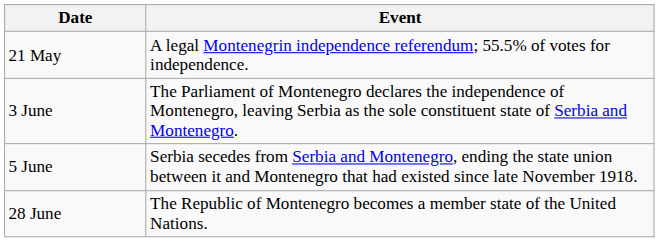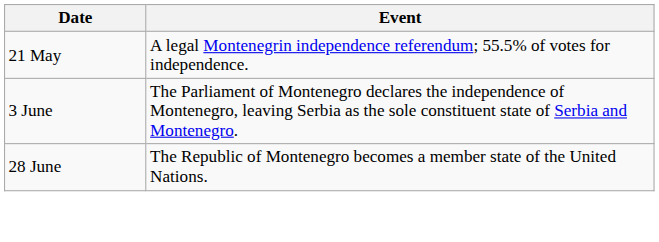- row: (31, 166)
